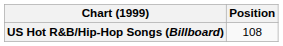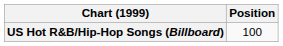(252, 32) 108 -> (252, 32) 100
